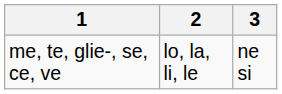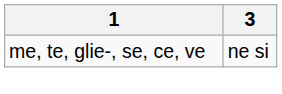- column: (196, 19)
